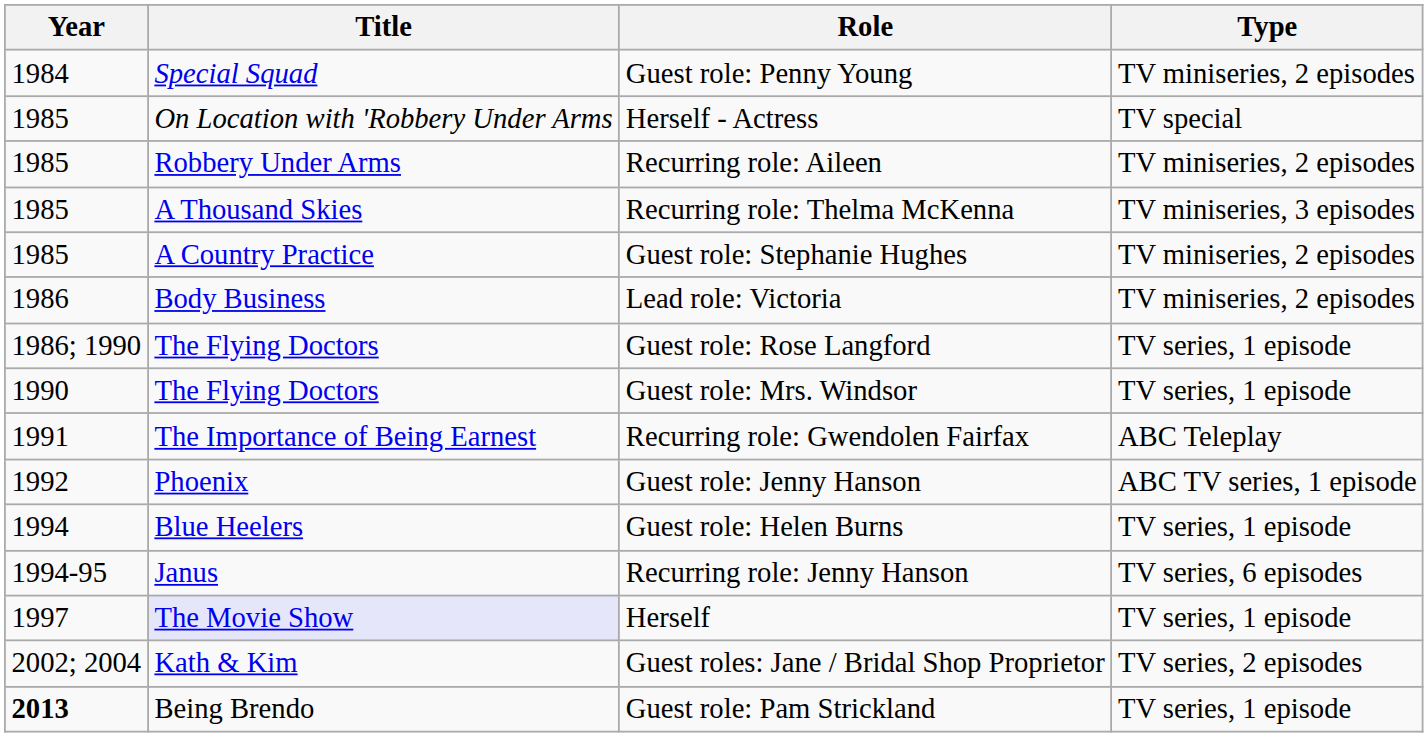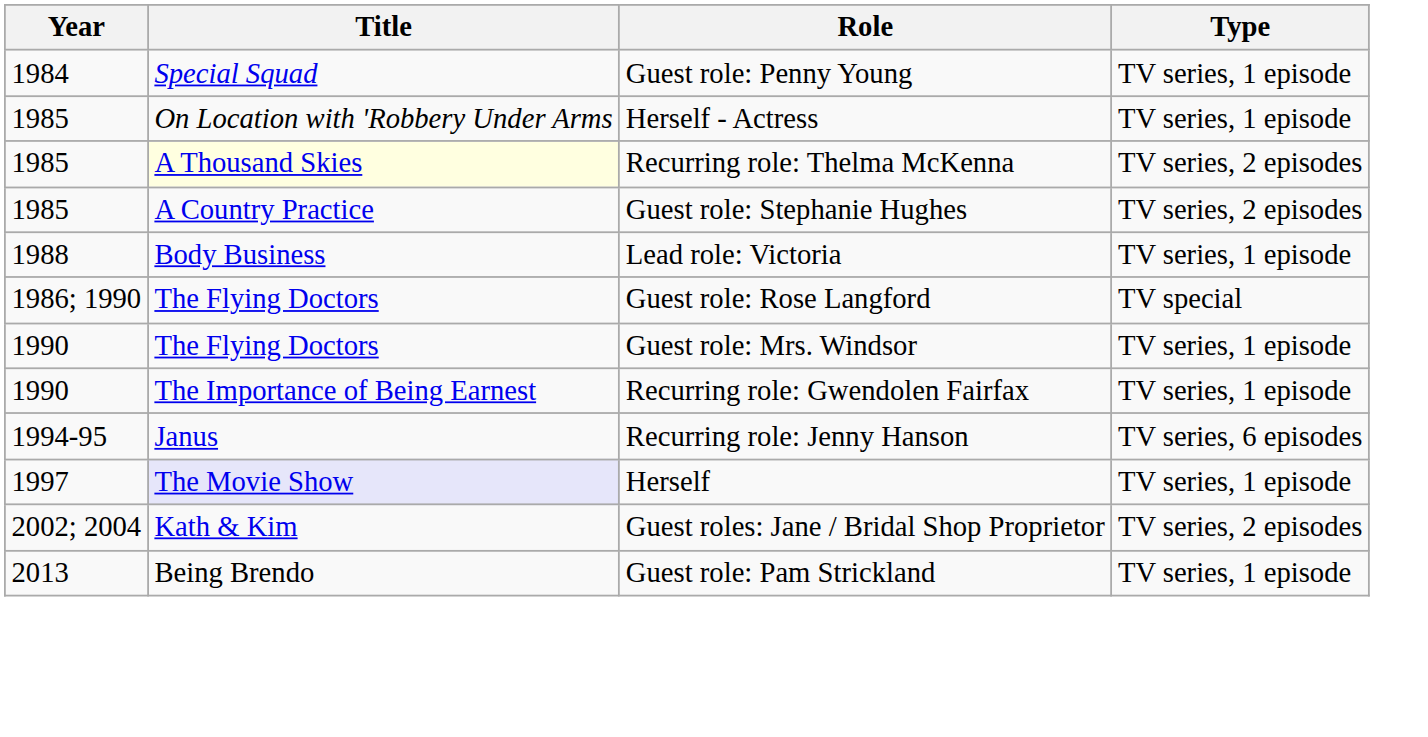(1266, 72) TV miniseries, 2 episodes -> (1235, 72) TV series, 1 episode
(1180, 118) TV special -> (1235, 118) TV series, 1 episode
- row: (754, 163)
(258, 208) no background -> (258, 163) lightyellow background
(1266, 208) TV miniseries, 3 episodes -> (1240, 163) TV series, 2 episodes
(1266, 254) TV miniseries, 2 episodes -> (1240, 208) TV series, 2 episodes
(40, 299) 1986 -> (40, 254) 1988
(1266, 299) TV miniseries, 2 episodes -> (1235, 254) TV series, 1 episode
(1235, 345) TV series, 1 episode -> (1180, 299) TV special
(40, 436) 1991 -> (40, 390) 1990
(1200, 436) ABC Teleplay -> (1235, 390) TV series, 1 episode
- row: (773, 481)
- row: (765, 526)
(40, 708) bold -> (40, 572) normal
